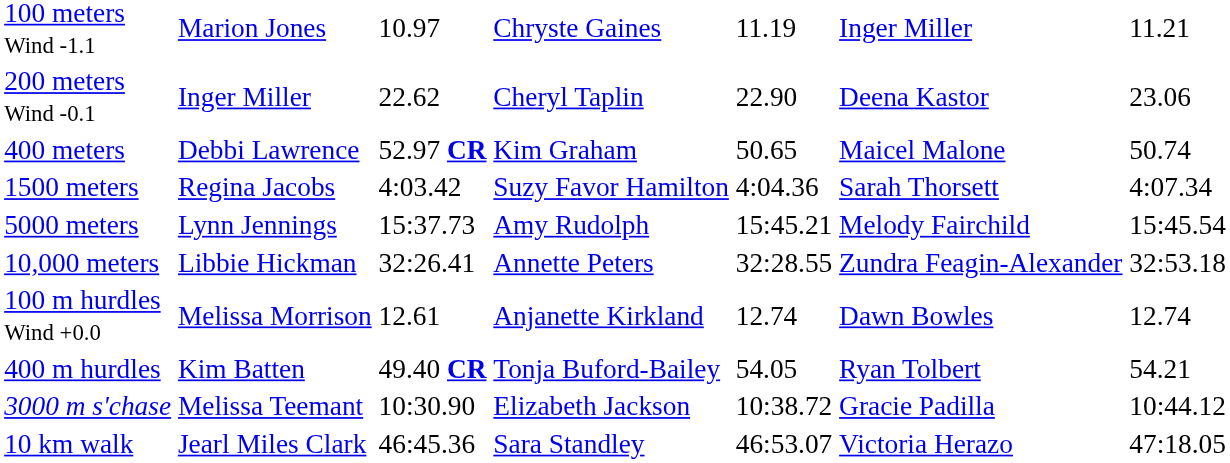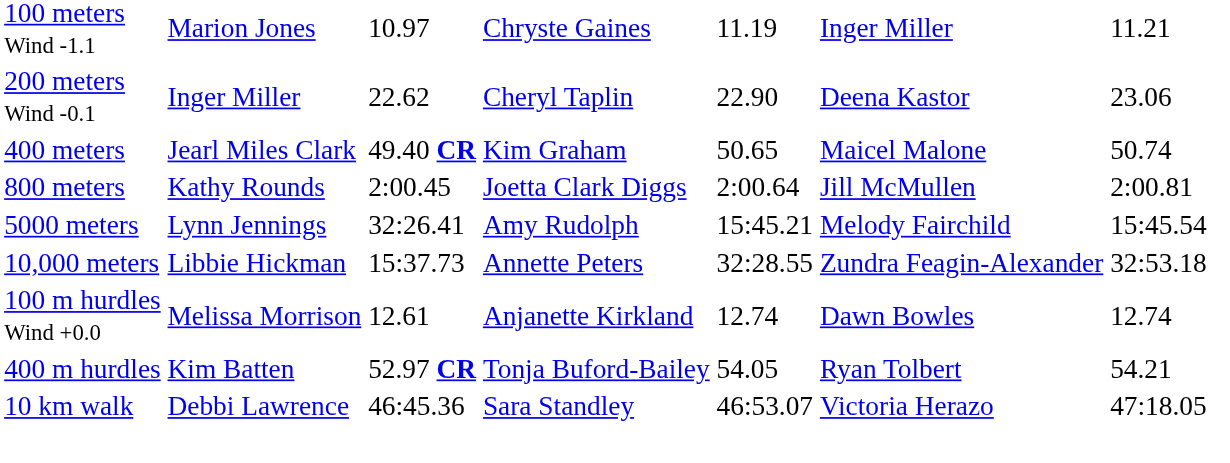(269, 149) Debbi Lawrence -> (262, 149) Jearl Miles Clark
(433, 149) 52.97 CR -> (422, 149) 49.40 CR
+ row: (65, 187)
- row: (71, 187)
(427, 225) 15:37.73 -> (416, 225) 32:26.41
(427, 262) 32:26.41 -> (416, 262) 15:37.73
(433, 368) 49.40 CR -> (422, 368) 52.97 CR
- row: (88, 406)
(272, 444) Jearl Miles Clark -> (258, 406) Debbi Lawrence
